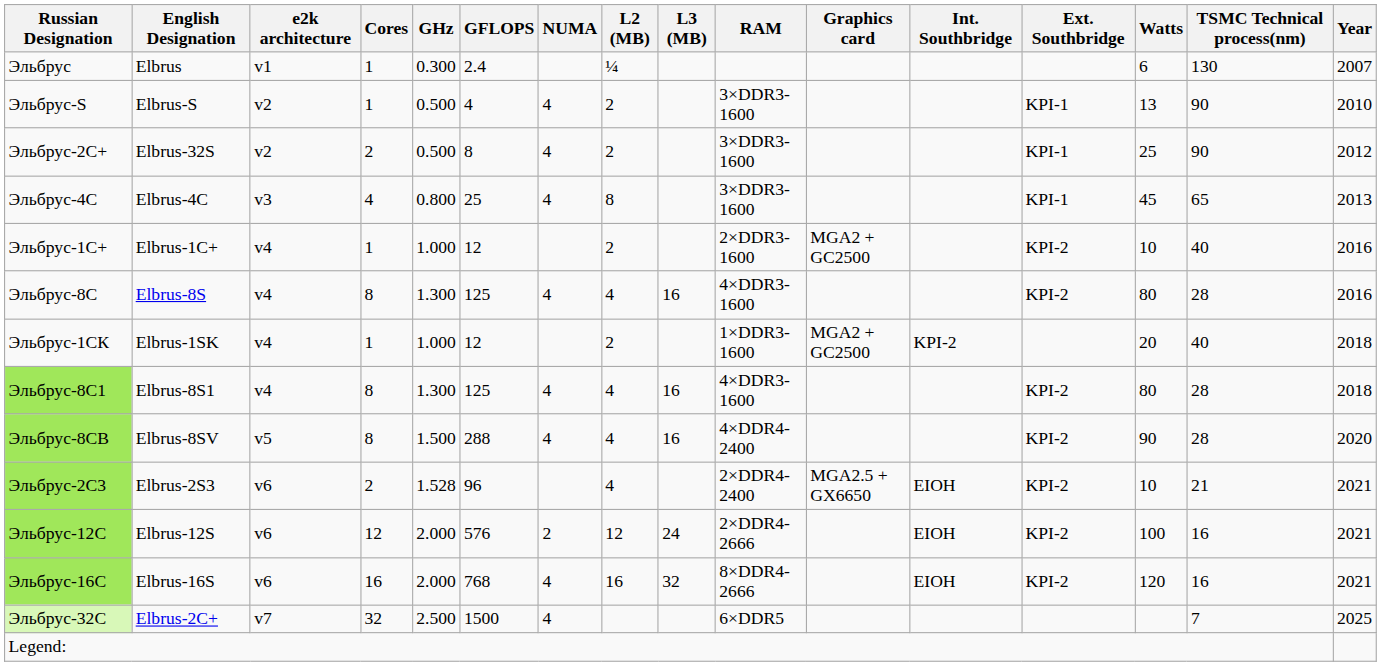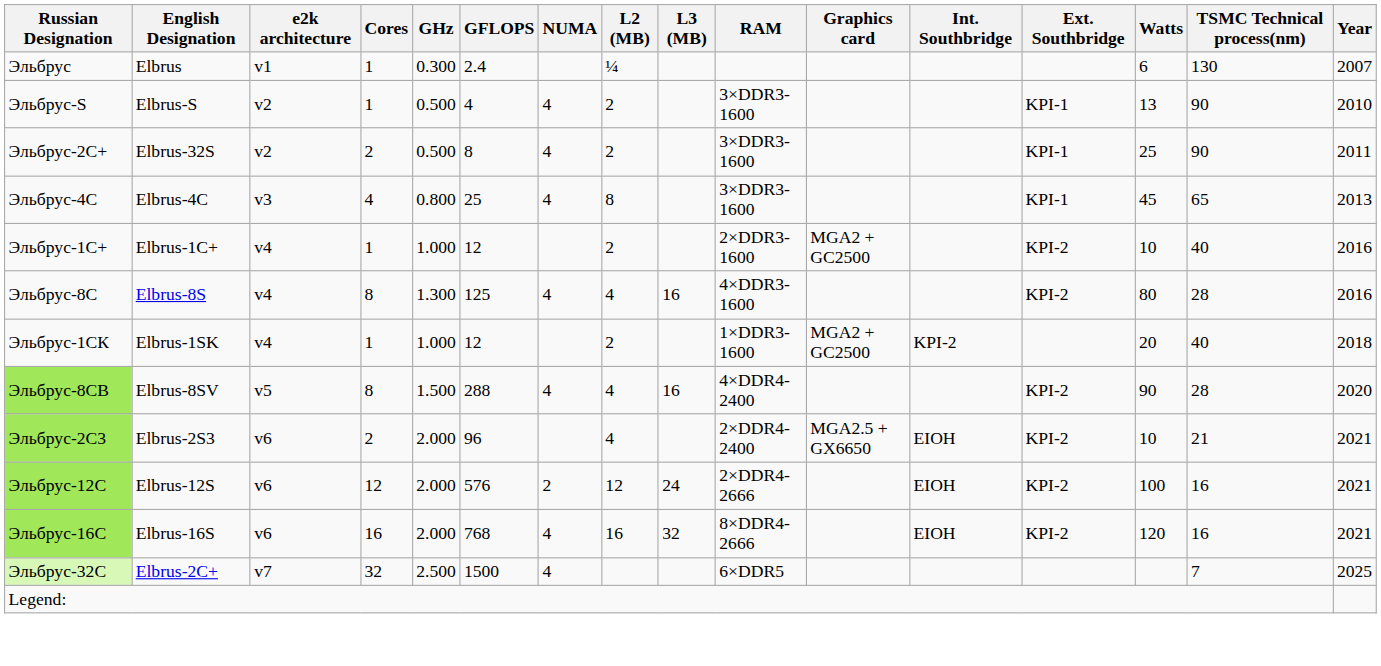(1354, 151) 2012 -> (1354, 151) 2011
- row: (57, 390)
(436, 485) 1.528 -> (436, 437) 2.000
